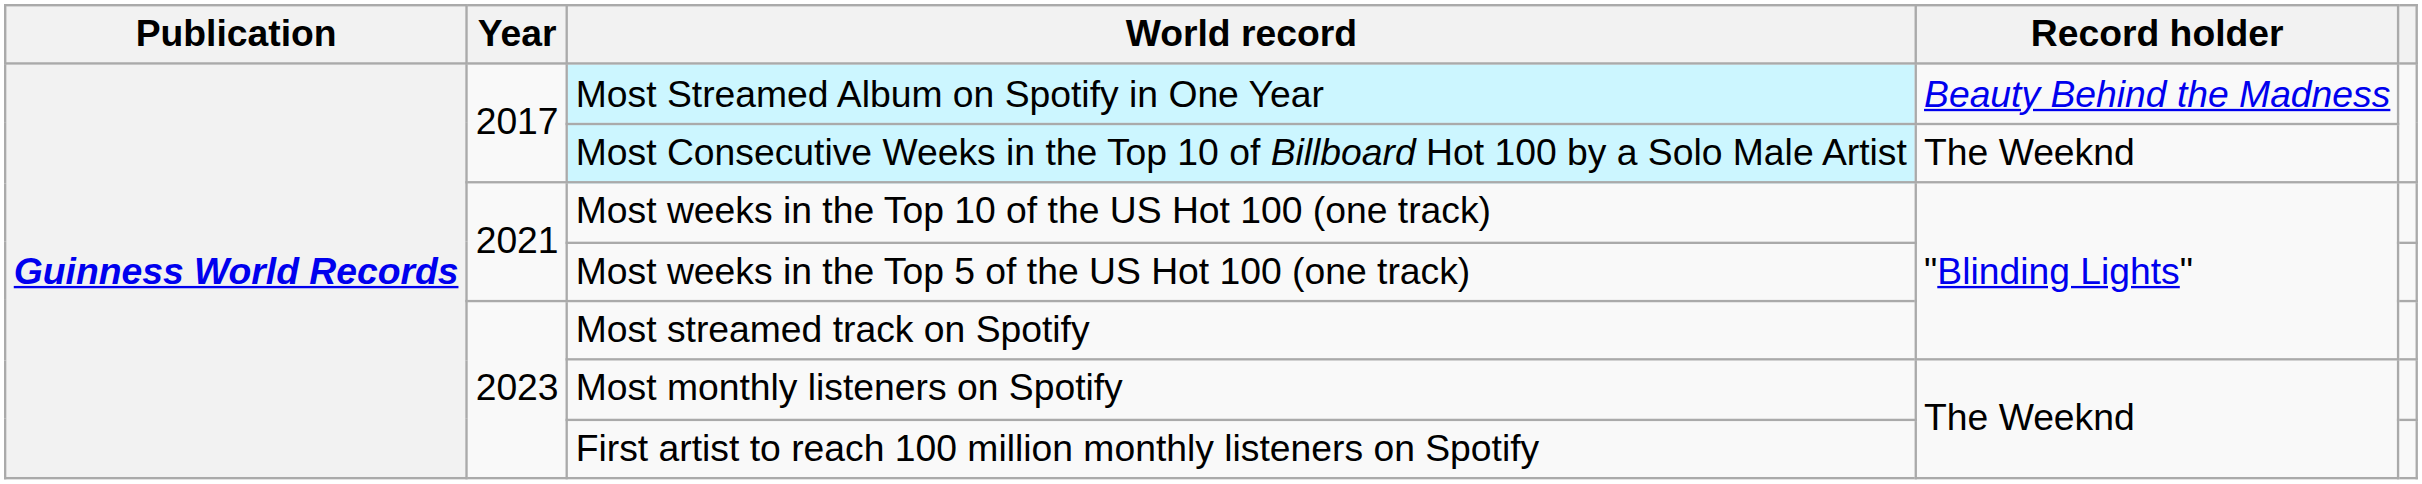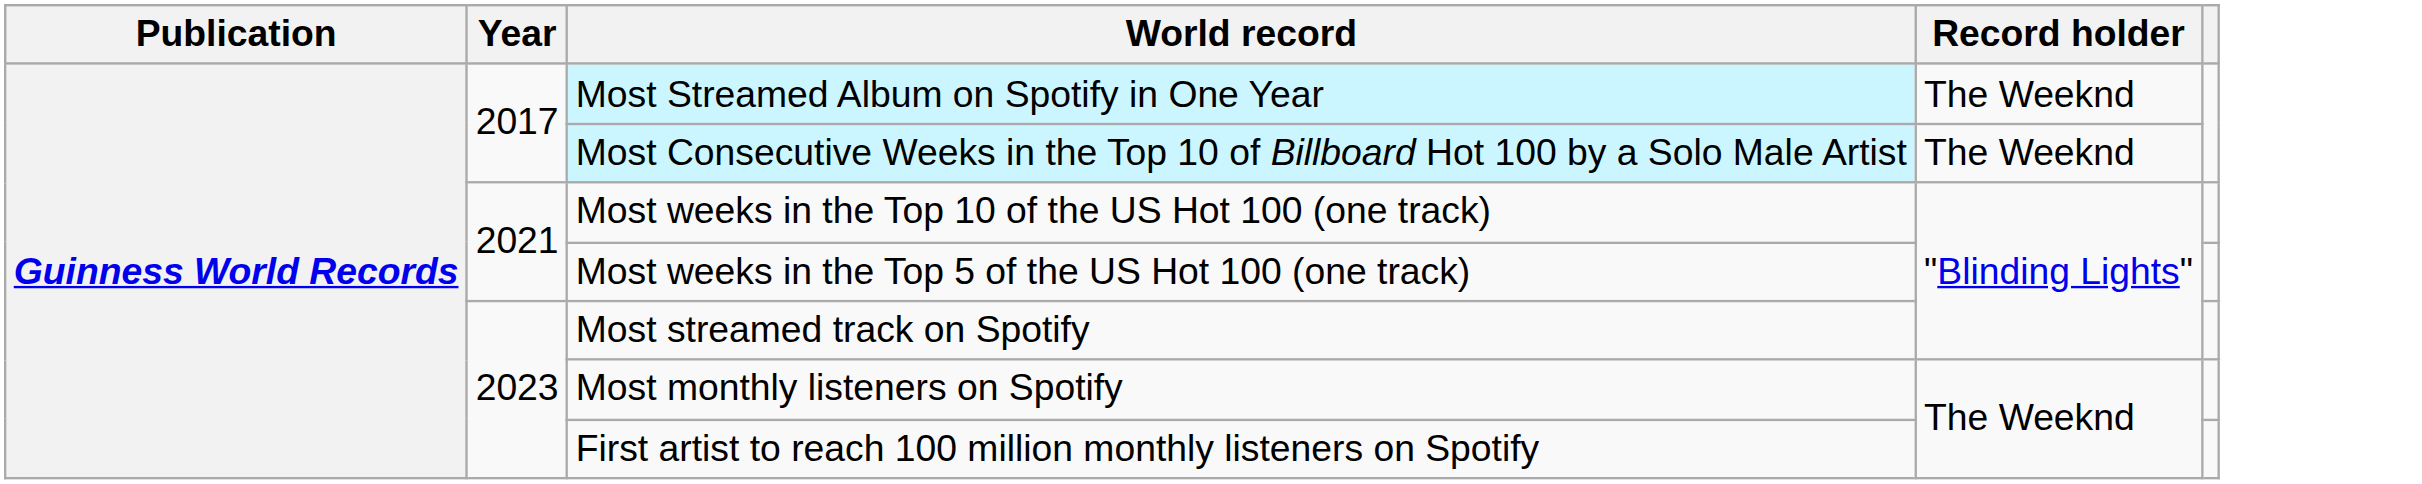(2157, 93) Beauty Behind the Madness -> (2029, 93) The Weeknd
